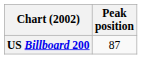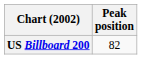(114, 44) 87 -> (114, 44) 82
